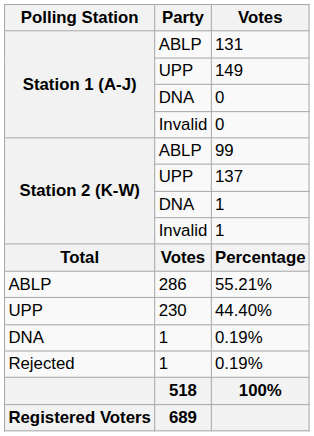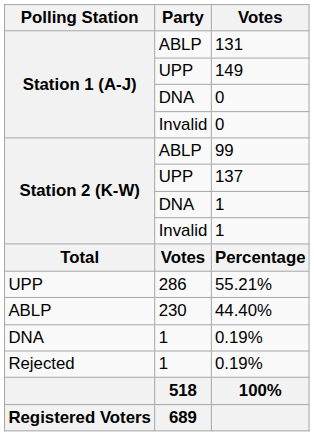(30, 284) ABLP -> (26, 284) UPP
(26, 310) UPP -> (30, 310) ABLP
